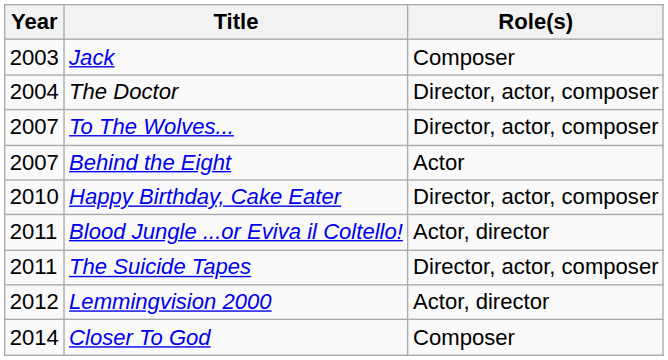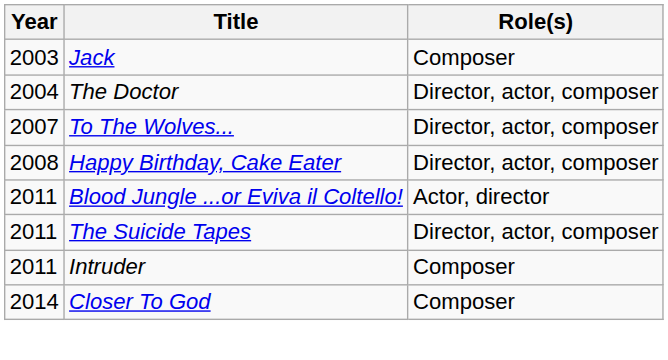- row: (150, 162)
(34, 197) 2010 -> (34, 162) 2008
+ row: (107, 267)
- row: (170, 302)
